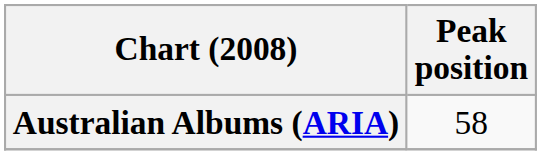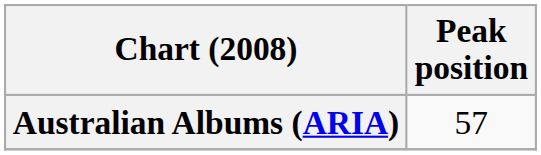(471, 121) 58 -> (471, 121) 57
